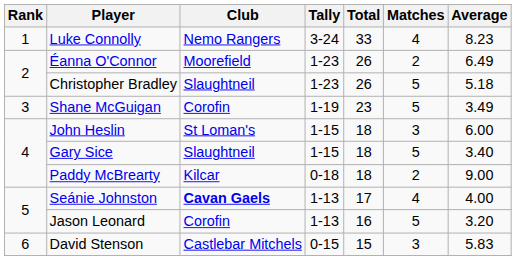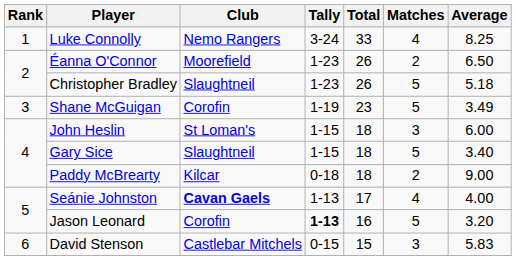(479, 38) 8.23 -> (479, 38) 8.25
(479, 61) 6.49 -> (479, 61) 6.50
(324, 221) normal -> (324, 221) bold
